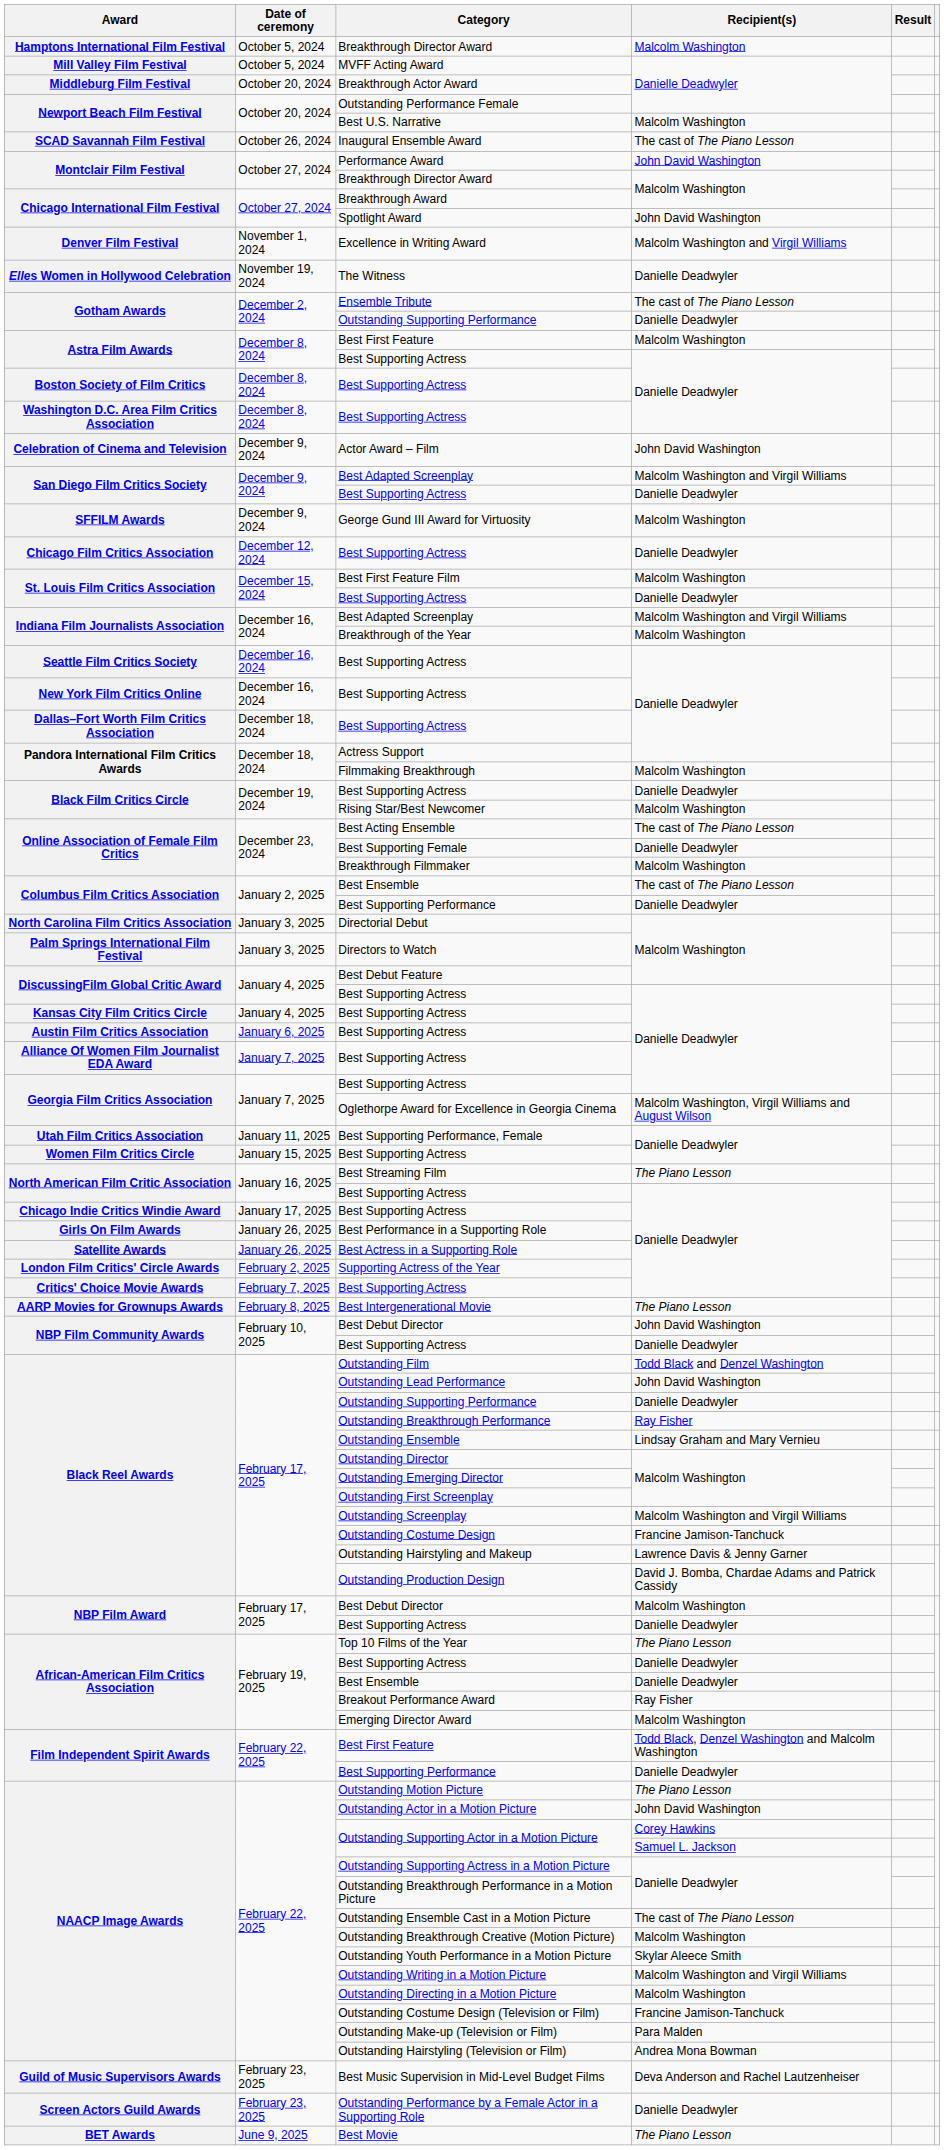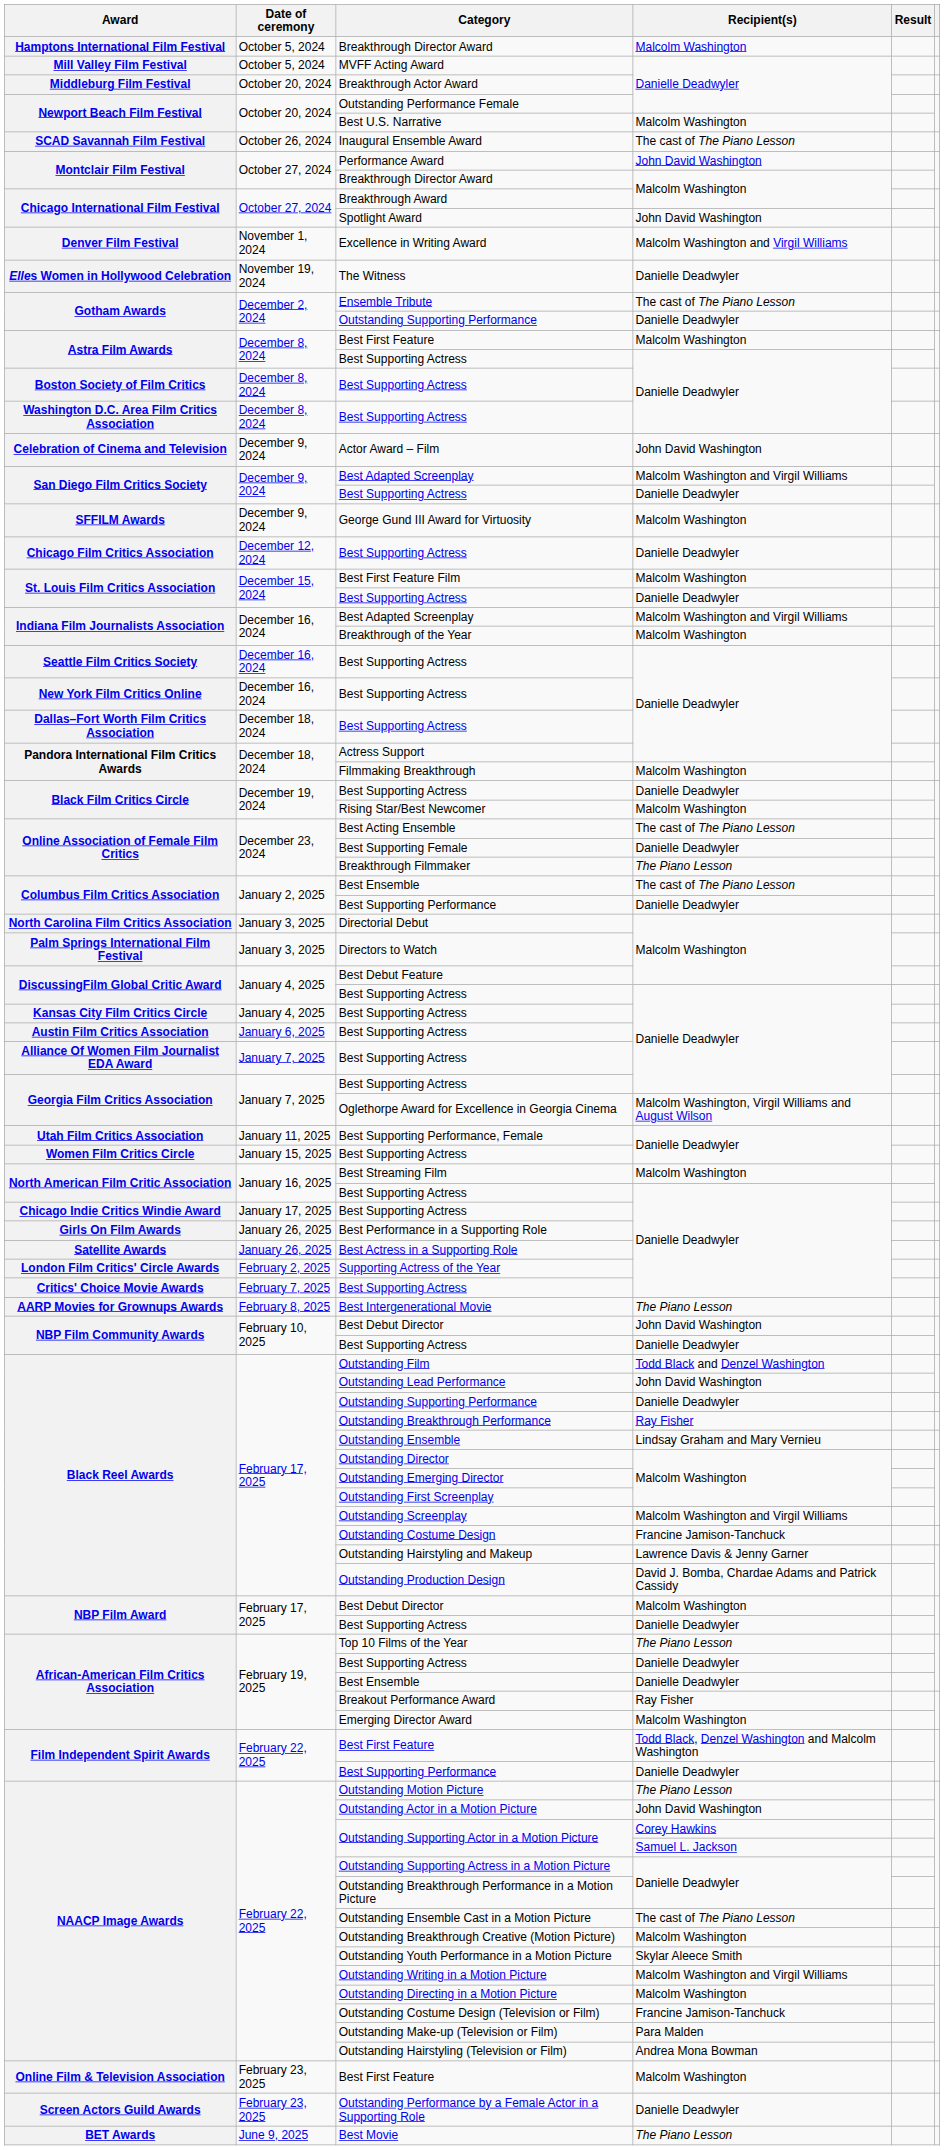(690, 866) Malcolm Washington -> (684, 866) The Piano Lesson
(683, 1173) The Piano Lesson -> (691, 1173) Malcolm Washington
- row: (120, 2077)
+ row: (120, 2077)
